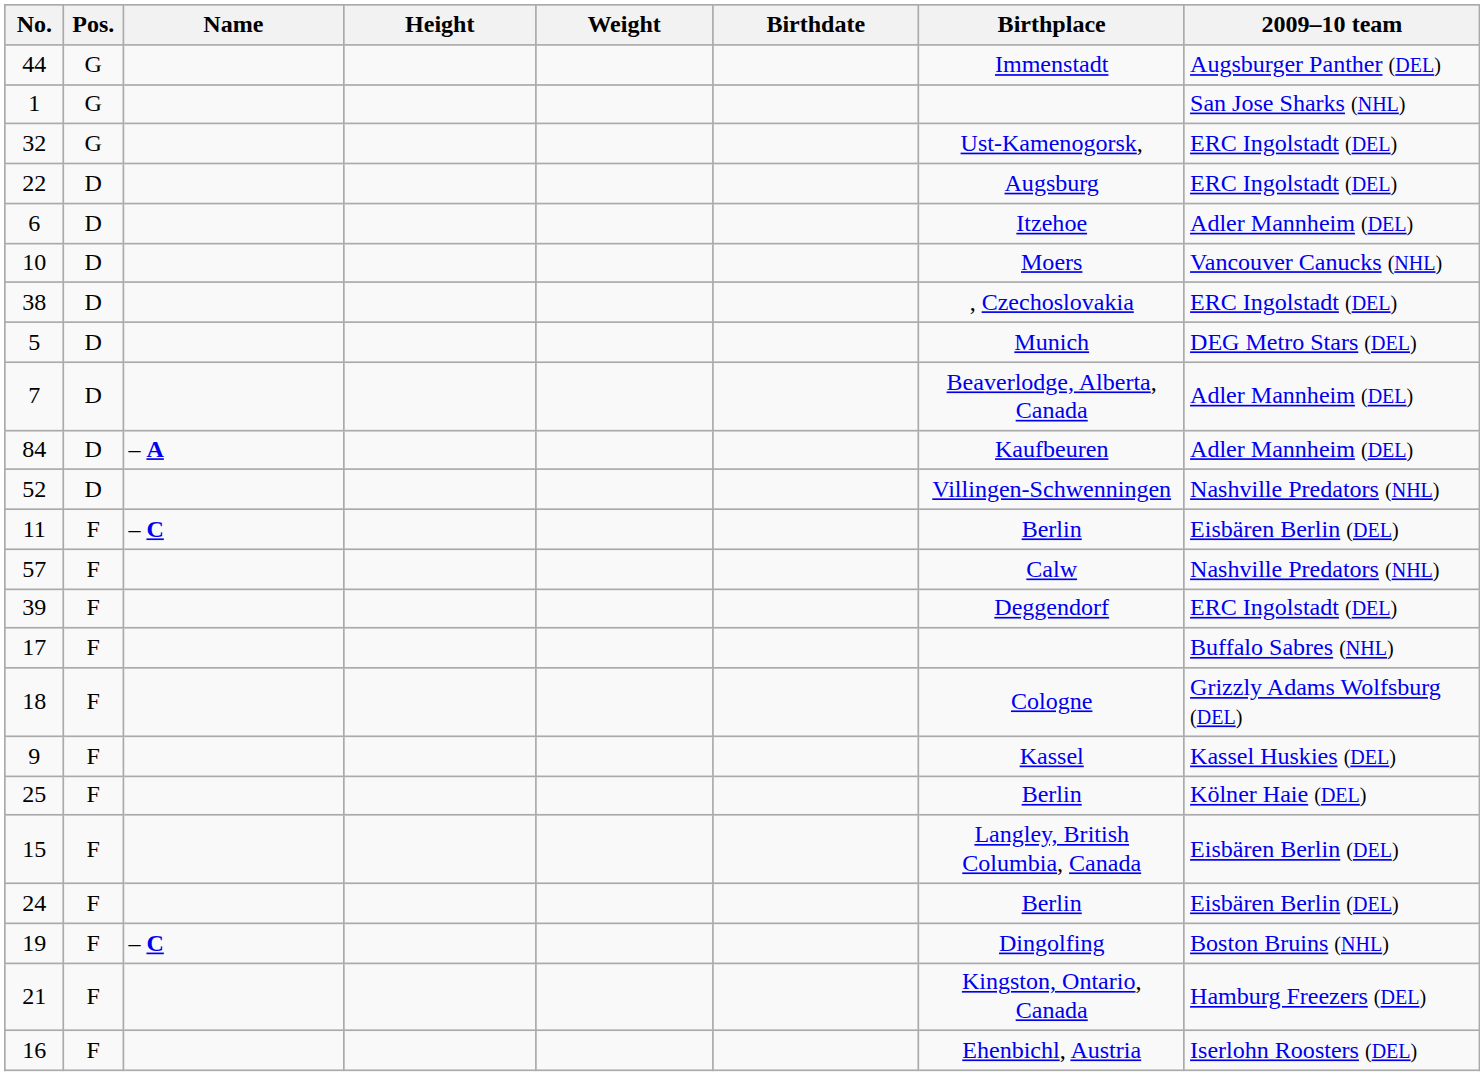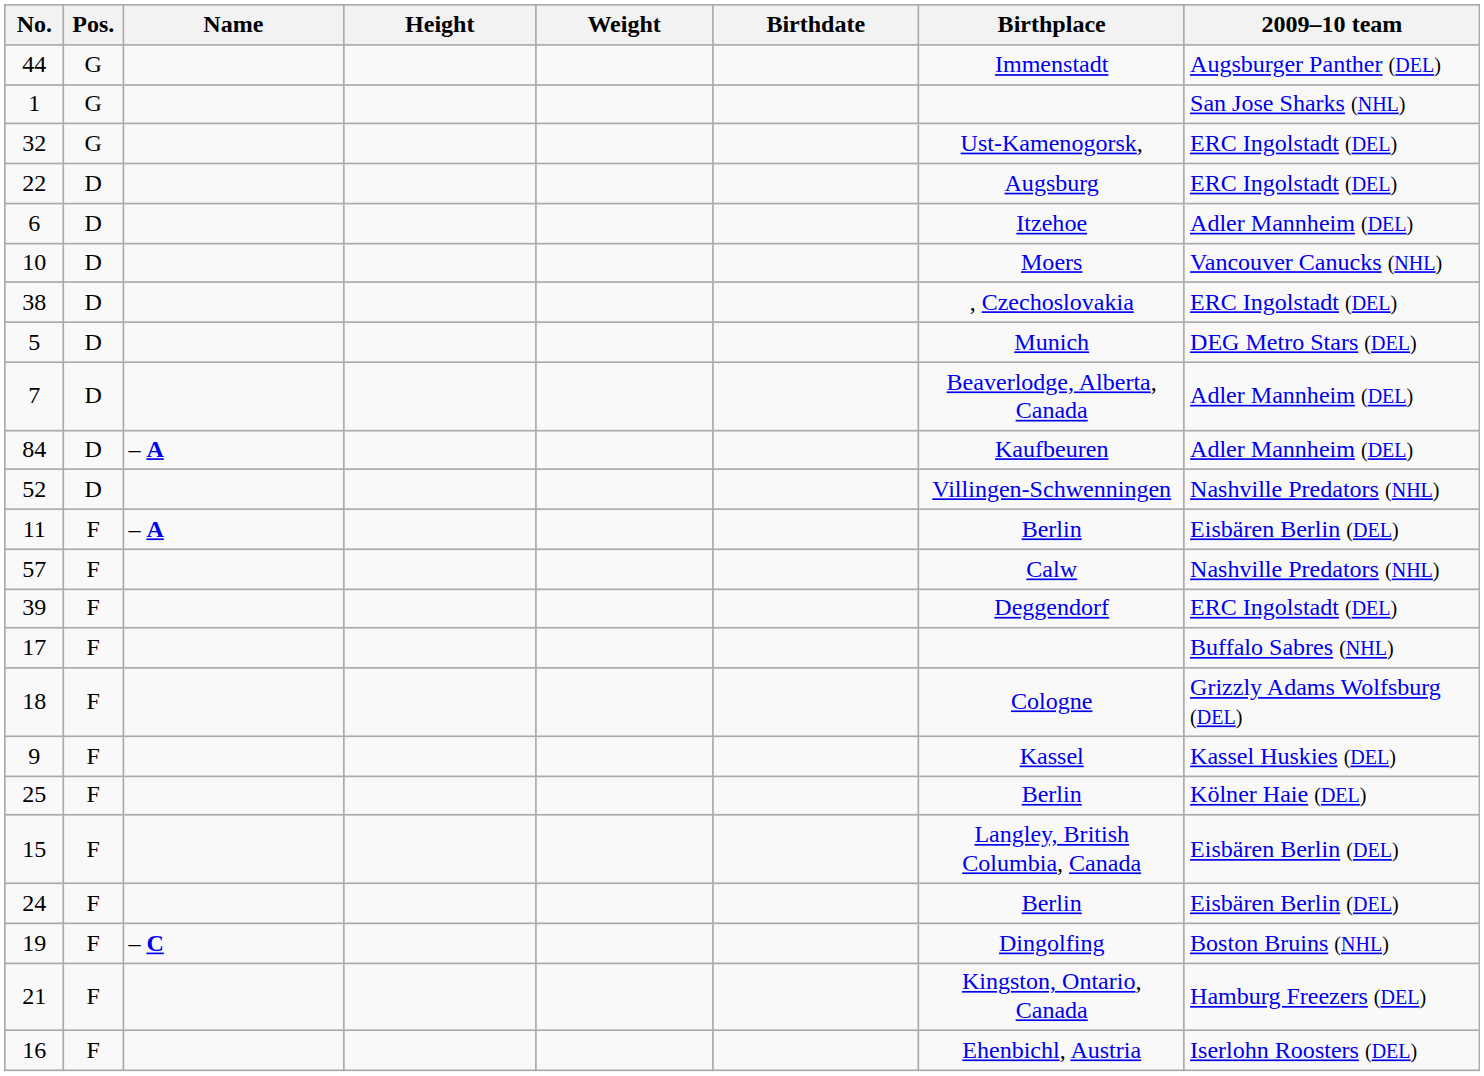(146, 529) – C -> (146, 529) – A
